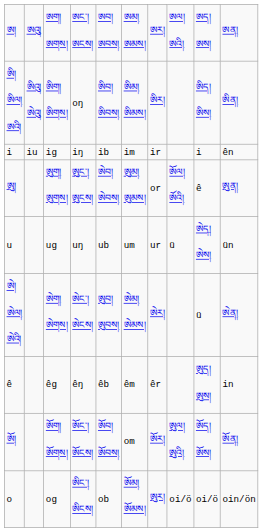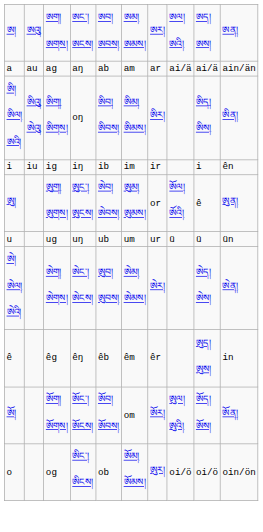+ row: (51, 69)
(204, 243) ཨེད། ཨེས། -> (199, 239) ü
(199, 315) ü -> (204, 286) ཨེད། ཨེས།
